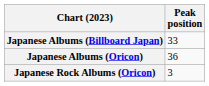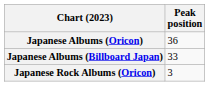rows swapped: (85, 56) <-> (85, 40)
